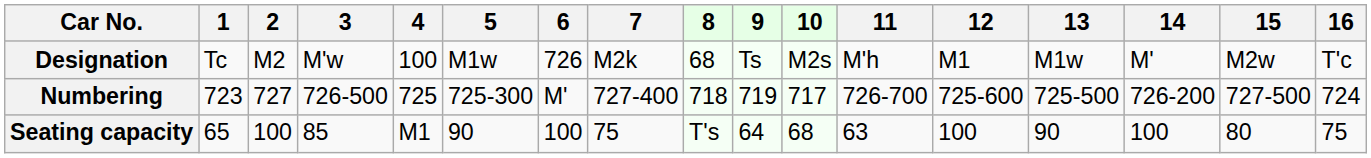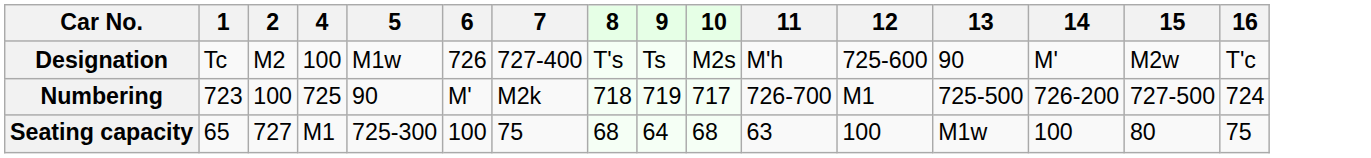- column: (345, 22)
(615, 59) M2k -> (540, 59) 727-400
(702, 59) 68 -> (608, 59) T's
(954, 59) M1 -> (885, 59) 725-600
(1059, 59) M1w -> (951, 59) 90
(273, 96) 727 -> (273, 96) 100
(491, 96) 725-300 -> (365, 96) 90
(636, 96) 727-400 -> (519, 96) M2k
(981, 96) 725-600 -> (859, 96) M1
(273, 133) 100 -> (273, 133) 727
(461, 133) 90 -> (395, 133) 725-300
(704, 133) T's -> (606, 133) 68
(1047, 133) 90 -> (963, 133) M1w
